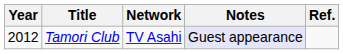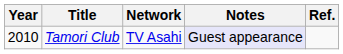(23, 37) 2012 -> (23, 37) 2010
